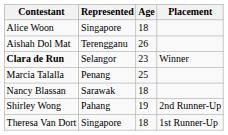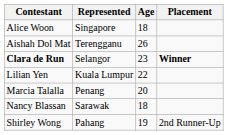(174, 59) normal -> (175, 59) bold
+ row: (27, 75)
(143, 75) 25 -> (143, 91) 20
- row: (41, 122)
